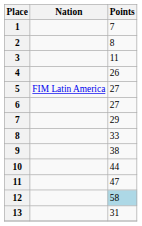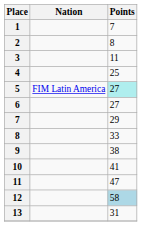(114, 73) 26 -> (114, 73) 25
(114, 89) no background -> (114, 89) paleturquoise background
(114, 166) 44 -> (114, 166) 41
